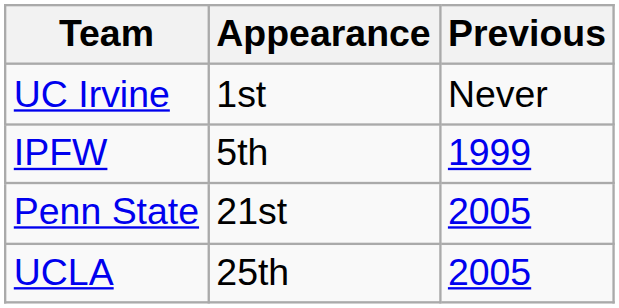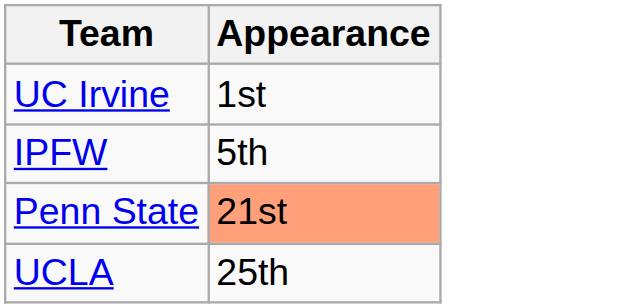- column: (527, 34)
(252, 212) no background -> (252, 212) lightsalmon background
